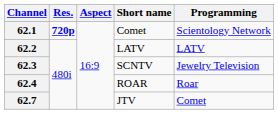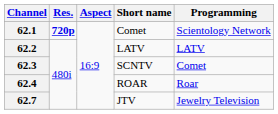(218, 65) Jewelry Television -> (191, 65) Comet
(191, 100) Comet -> (218, 100) Jewelry Television
